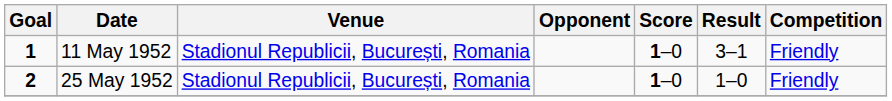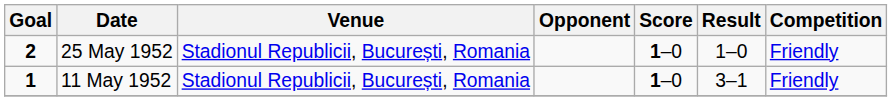rows swapped: (116, 51) <-> (117, 81)
